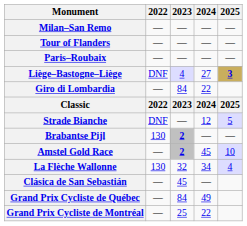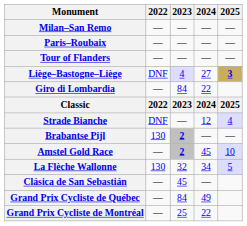rows swapped: (75, 43) <-> (75, 58)
(230, 120) 5 -> (230, 120) 4
(230, 167) 4 -> (230, 167) 5
